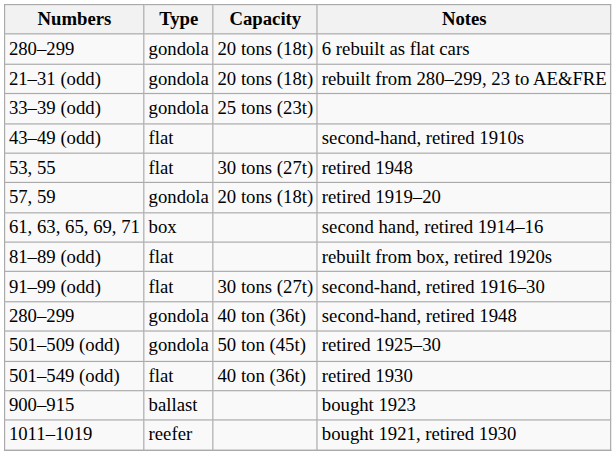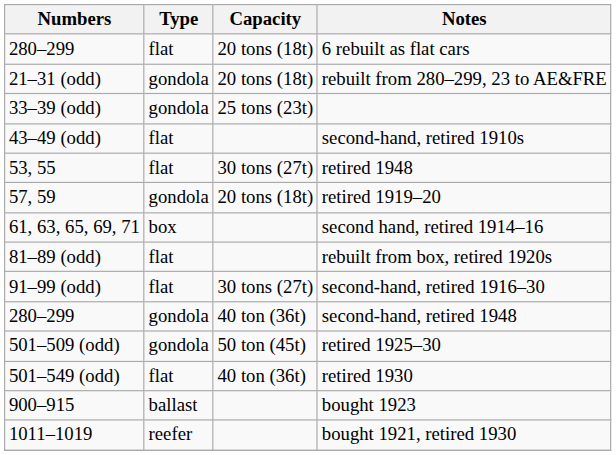(179, 49) gondola -> (161, 49) flat
